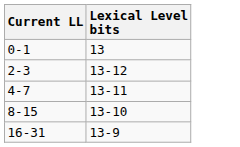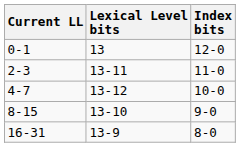+ column: (213, 22)
(108, 70) 13-12 -> (108, 70) 13-11
(108, 91) 13-11 -> (108, 91) 13-12
